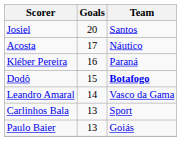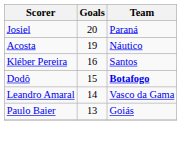(123, 29) Santos -> (124, 29) Paraná
(92, 45) 17 -> (92, 45) 19
(124, 62) Paraná -> (123, 62) Santos
- row: (38, 111)
